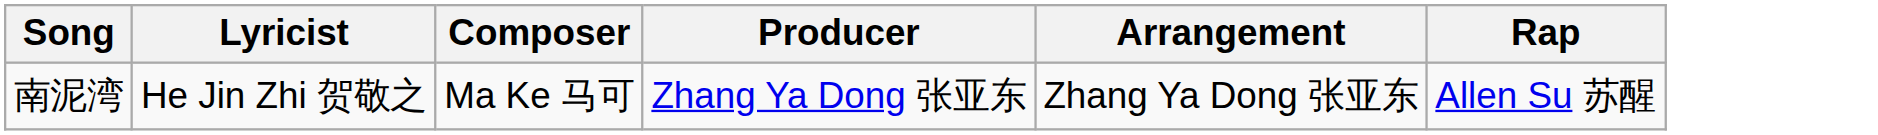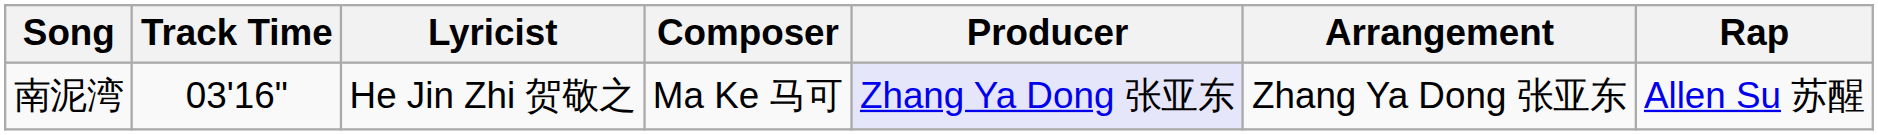+ column: (237, 33)
(839, 94) no background -> (1047, 94) lavender background
